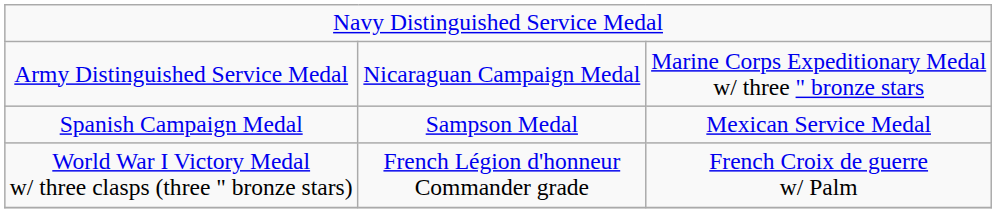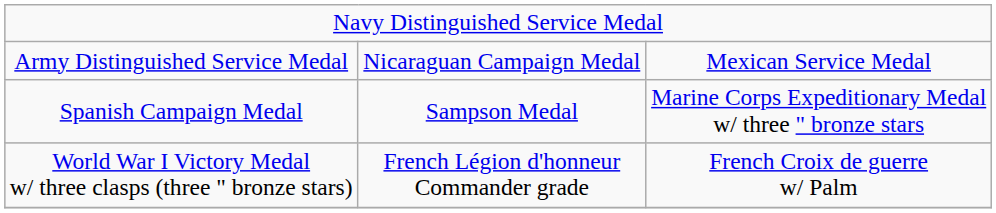(819, 73) Marine Corps Expeditionary Medal w/ three " bronze stars -> (819, 60) Mexican Service Medal
(819, 124) Mexican Service Medal -> (819, 110) Marine Corps Expeditionary Medal w/ three " bronze stars
